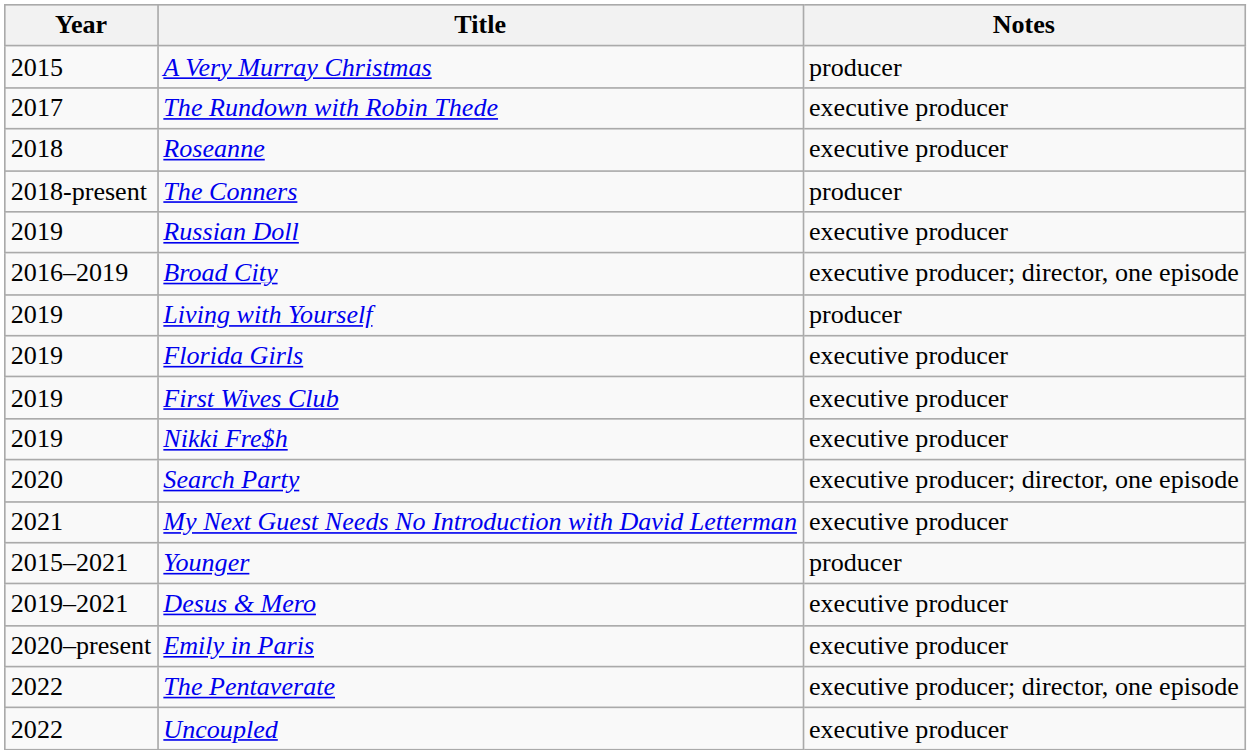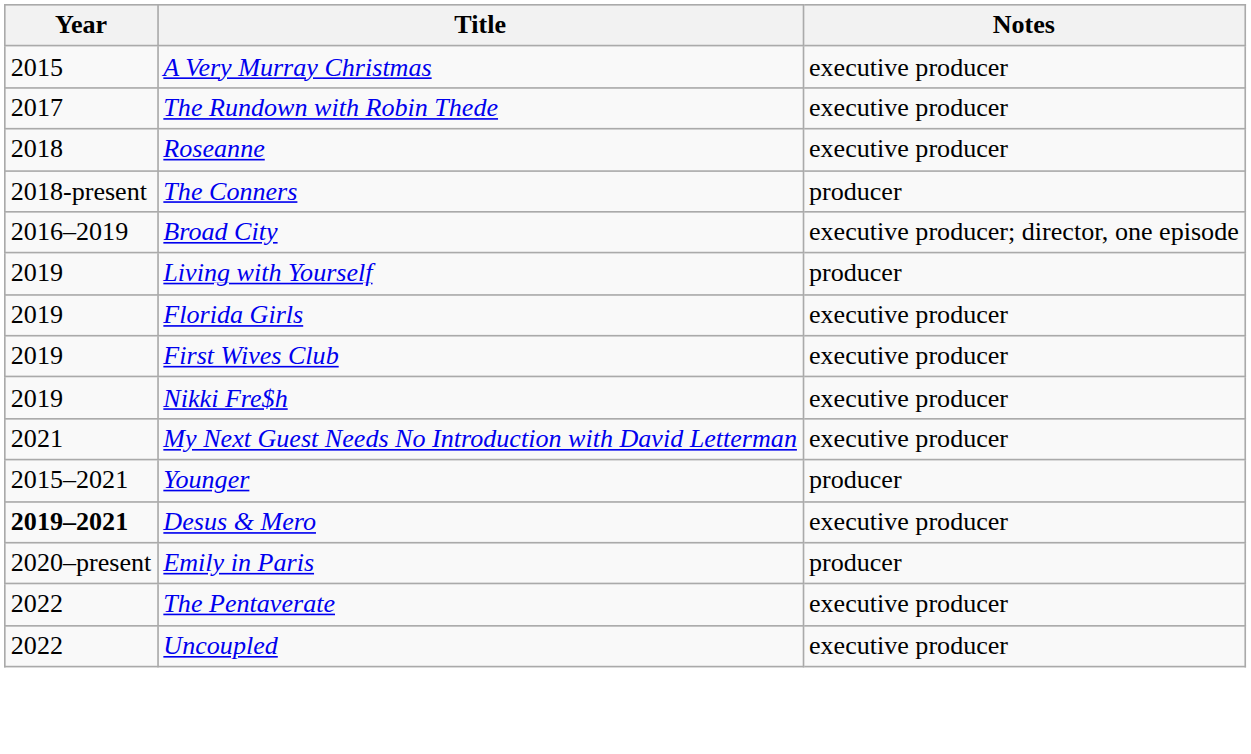(855, 66) producer -> (908, 66) executive producer
- row: (231, 231)
- row: (231, 480)
(70, 604) normal -> (70, 521) bold
(908, 645) executive producer -> (855, 562) producer
(1024, 686) executive producer; director, one episode -> (908, 604) executive producer
